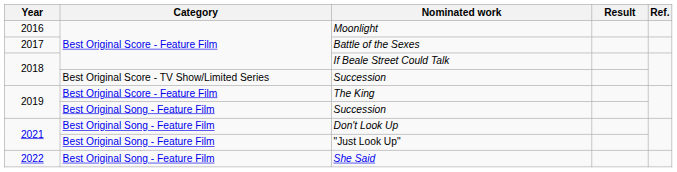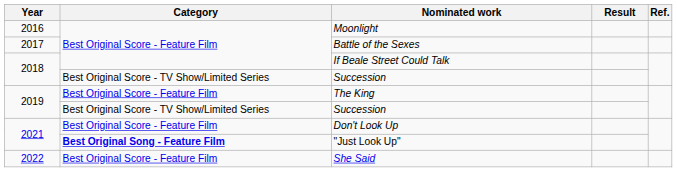(139, 110) Best Original Song - Feature Film -> (166, 110) Best Original Score - TV Show/Limited Series
(139, 126) Best Original Song - Feature Film -> (140, 126) Best Original Score - Feature Film
(139, 142) normal -> (144, 142) bold
(139, 158) Best Original Song - Feature Film -> (140, 158) Best Original Score - Feature Film
